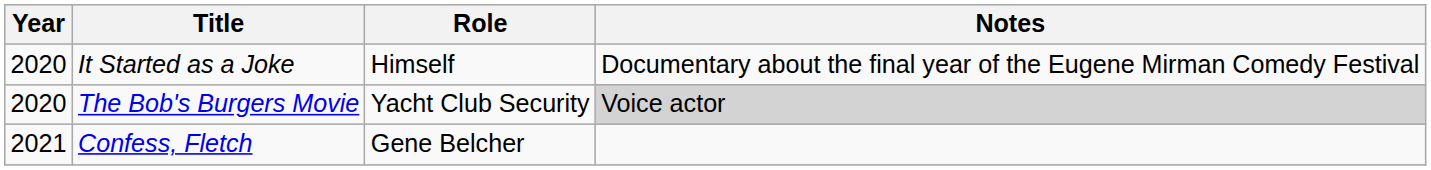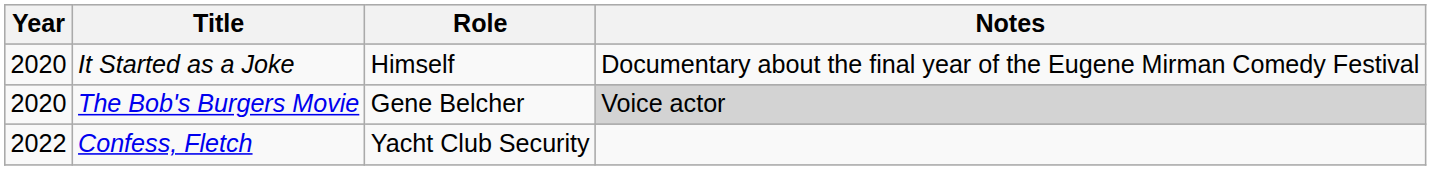(480, 104) Yacht Club Security -> (448, 104) Gene Belcher
(39, 143) 2021 -> (39, 143) 2022
(448, 143) Gene Belcher -> (480, 143) Yacht Club Security
